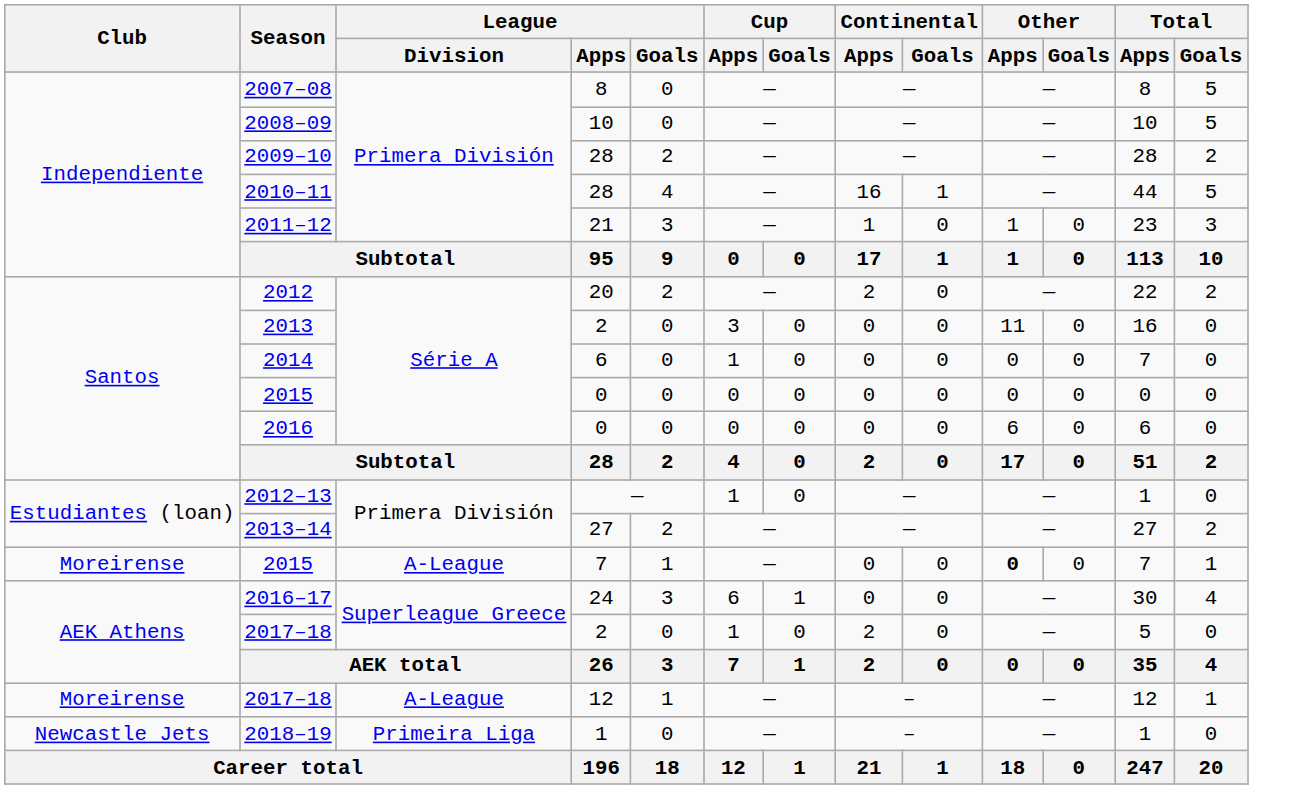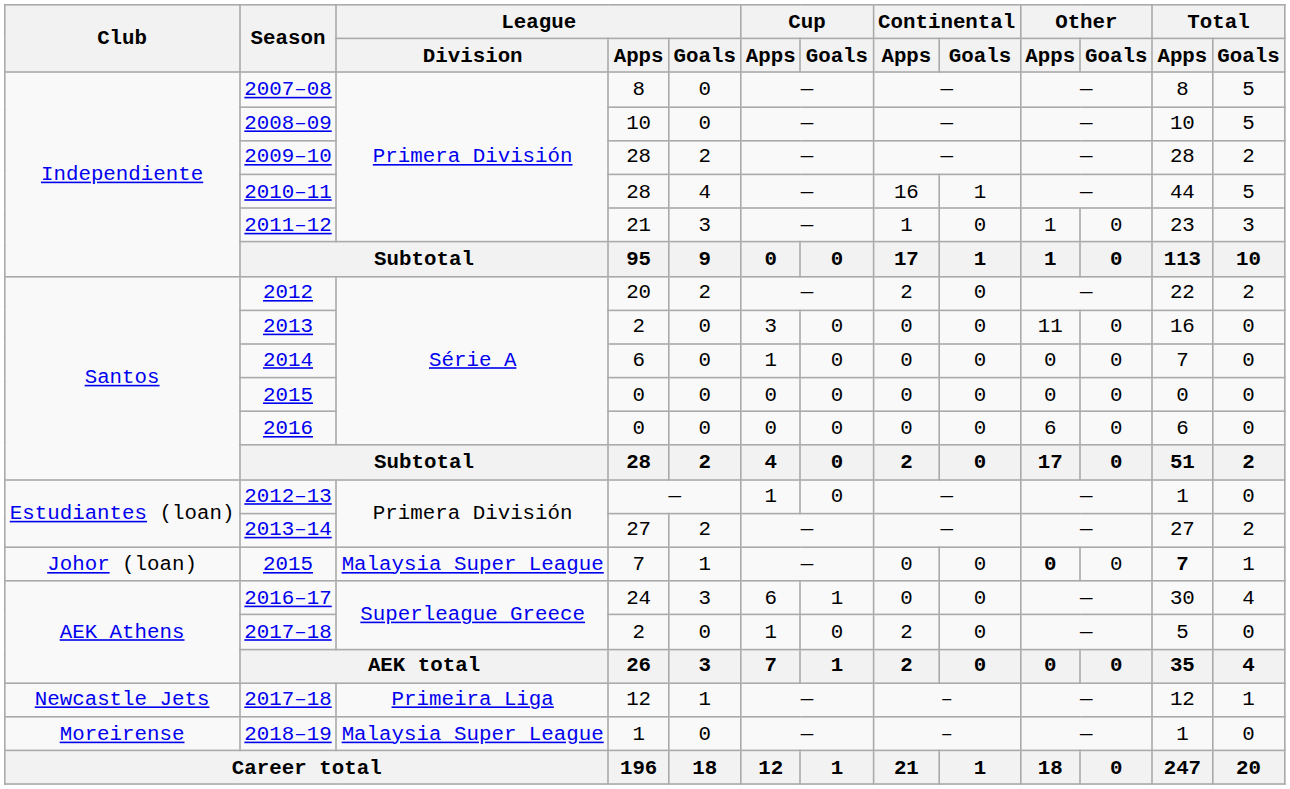(122, 564) Moreirense -> (122, 564) Johor (loan)
(454, 564) A-League -> (473, 564) Malaysia Super League
(1145, 564) normal -> (1182, 564) bold
(122, 700) Moreirense -> (122, 700) Newcastle Jets
(454, 700) A-League -> (473, 700) Primeira Liga
(122, 734) Newcastle Jets -> (122, 734) Moreirense
(454, 734) Primeira Liga -> (473, 734) Malaysia Super League
